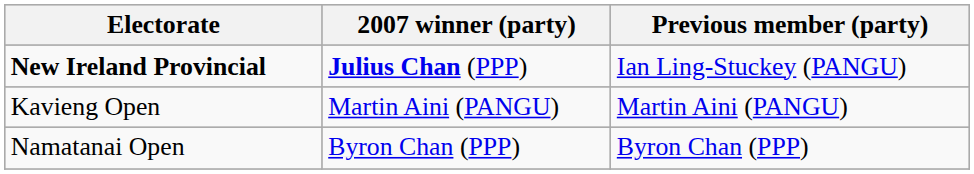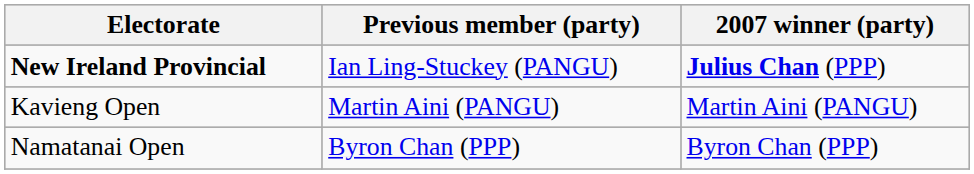columns swapped: (790, 24) <-> (467, 24)
